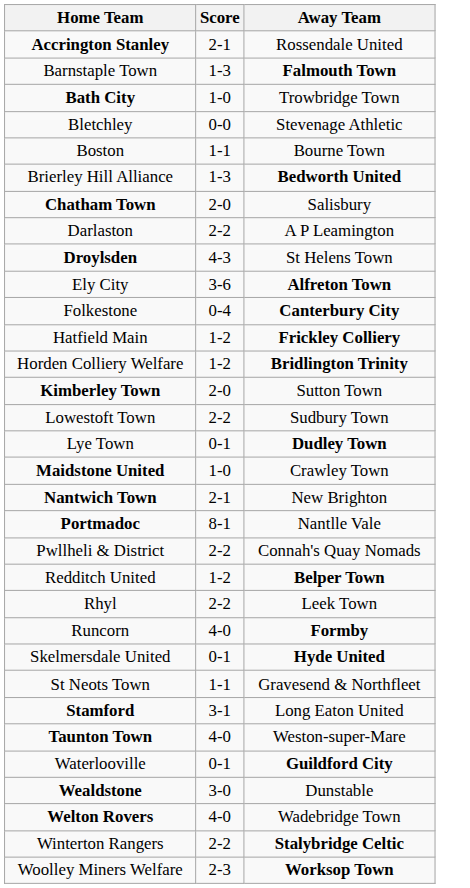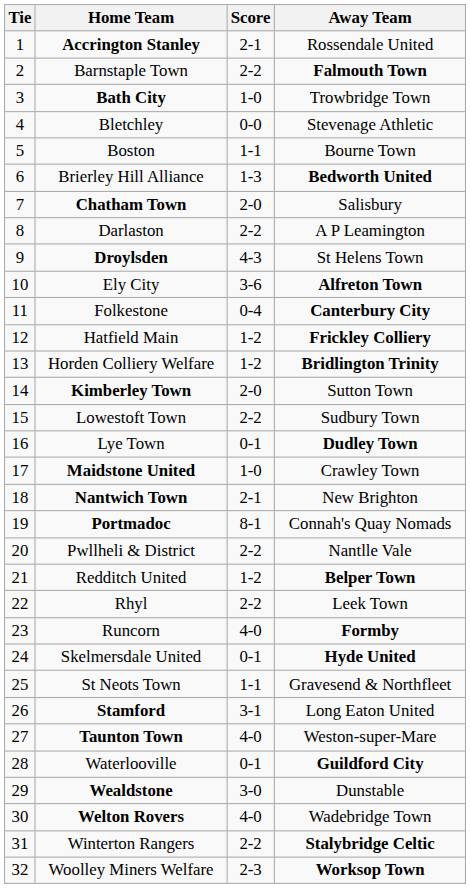+ column: (20, 17)
(220, 71) 1-3 -> (251, 71) 2-2
(339, 524) Nantlle Vale -> (370, 524) Connah's Quay Nomads
(339, 550) Connah's Quay Nomads -> (370, 550) Nantlle Vale
